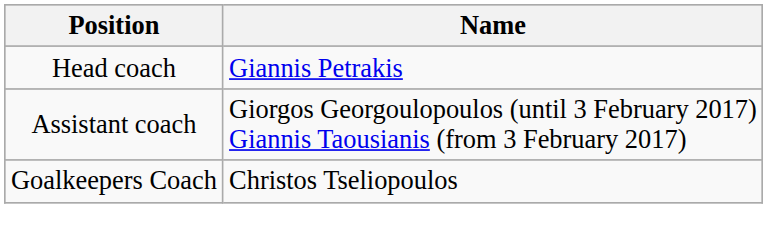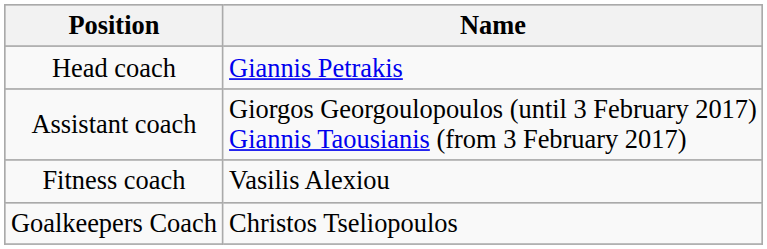+ row: (114, 180)
